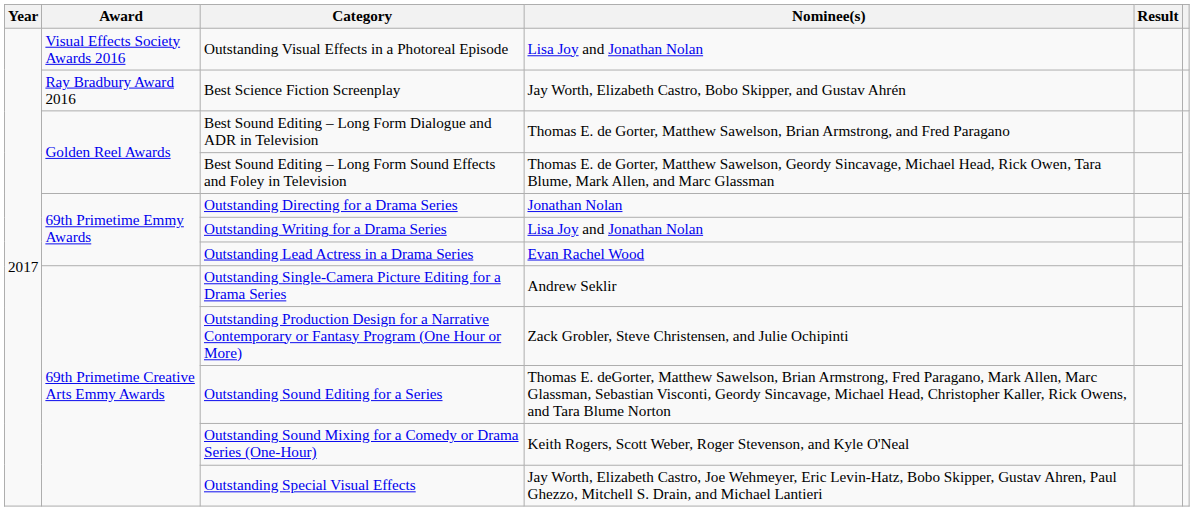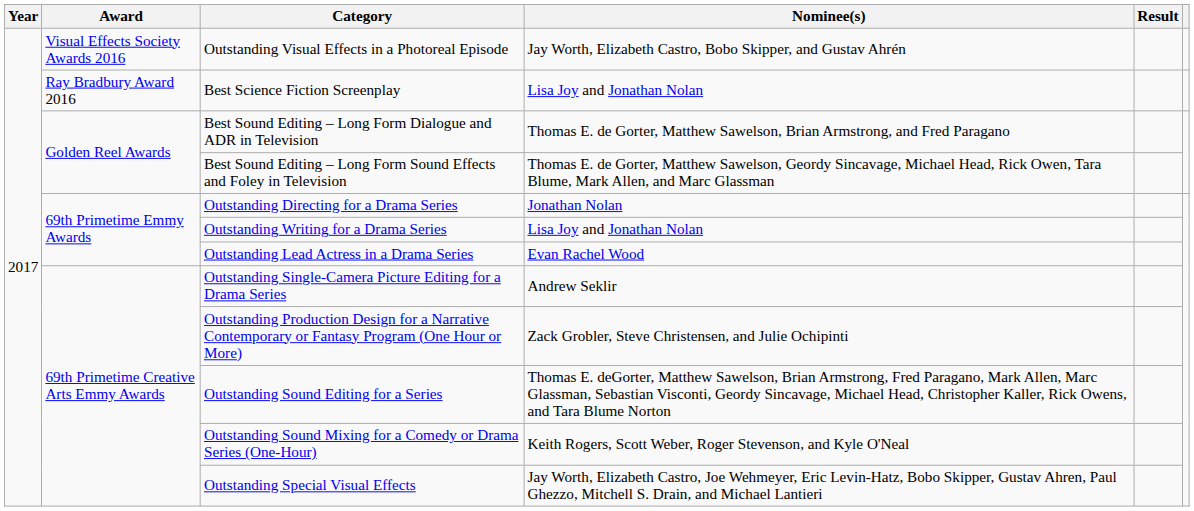(615, 49) Lisa Joy and Jonathan Nolan -> (717, 49) Jay Worth, Elizabeth Castro, Bobo Skipper, and Gustav Ahrén
(717, 90) Jay Worth, Elizabeth Castro, Bobo Skipper, and Gustav Ahrén -> (615, 90) Lisa Joy and Jonathan Nolan
